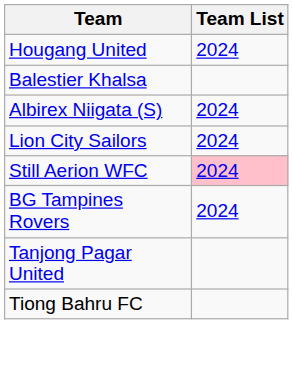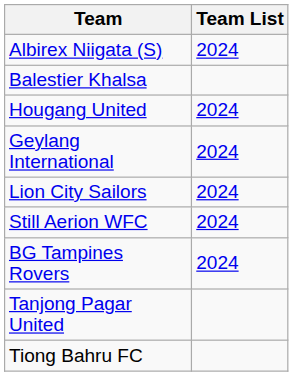rows swapped: (86, 110) <-> (78, 49)
+ row: (61, 151)
(217, 170) pink background -> (217, 222) no background
